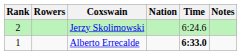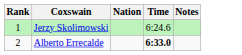- column: (50, 12)
(18, 27) 2 -> (18, 27) 1
(18, 43) 1 -> (18, 43) 2
